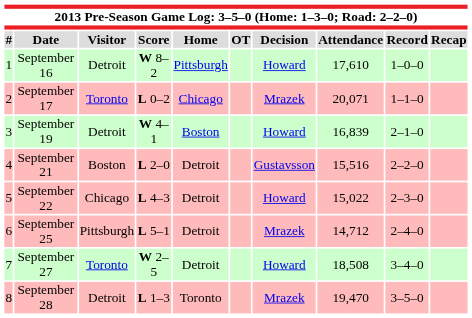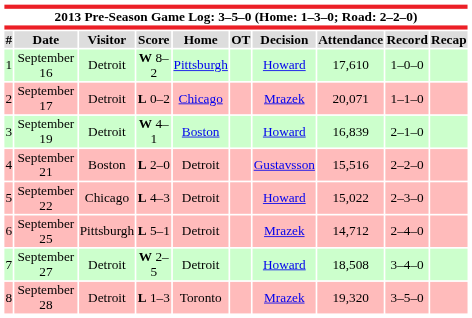(107, 98) Toronto -> (107, 98) Detroit
(107, 264) Toronto -> (107, 264) Detroit
(351, 297) 19,470 -> (351, 297) 19,320
